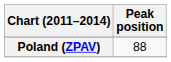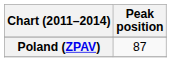(140, 47) 88 -> (140, 47) 87
